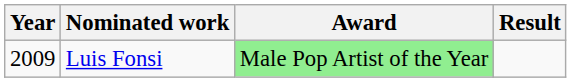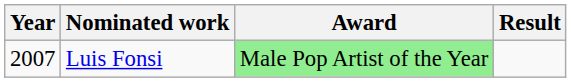(33, 58) 2009 -> (33, 58) 2007
